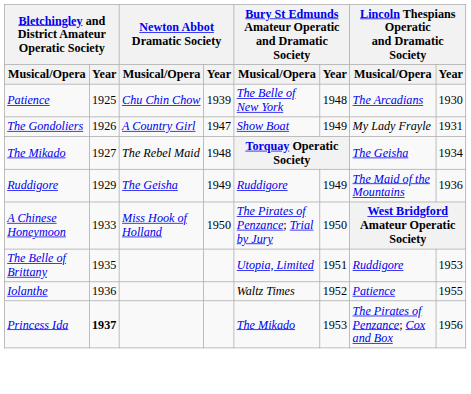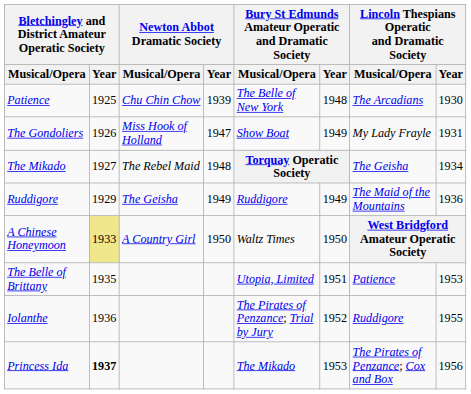(159, 126) A Country Girl -> (155, 133) Miss Hook of Holland
(104, 225) no background -> (104, 239) khaki background
(155, 225) Miss Hook of Holland -> (159, 239) A Country Girl
(275, 225) The Pirates of Penzance; Trial by Jury -> (266, 239) Waltz Times
(378, 265) Ruddigore -> (374, 279) Patience
(266, 291) Waltz Times -> (275, 318) The Pirates of Penzance; Trial by Jury
(374, 291) Patience -> (378, 318) Ruddigore
